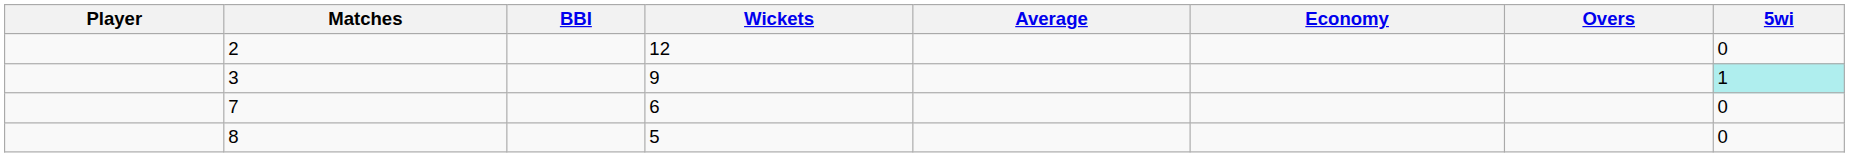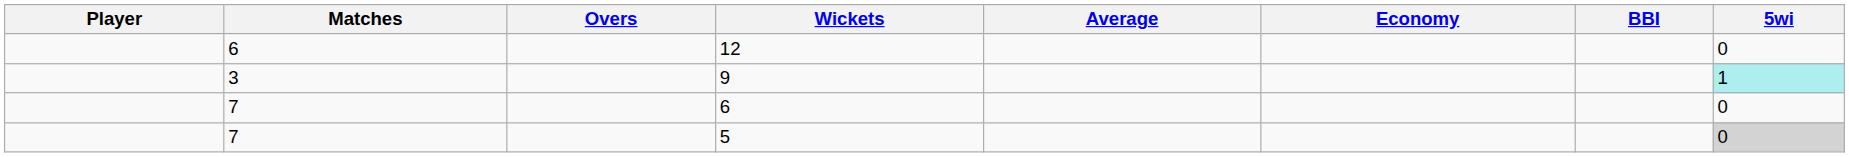columns swapped: (1609, 19) <-> (576, 19)
(233, 48) 2 -> (233, 48) 6
(233, 136) 8 -> (233, 136) 7
(1723, 136) no background -> (1723, 136) lightgrey background
